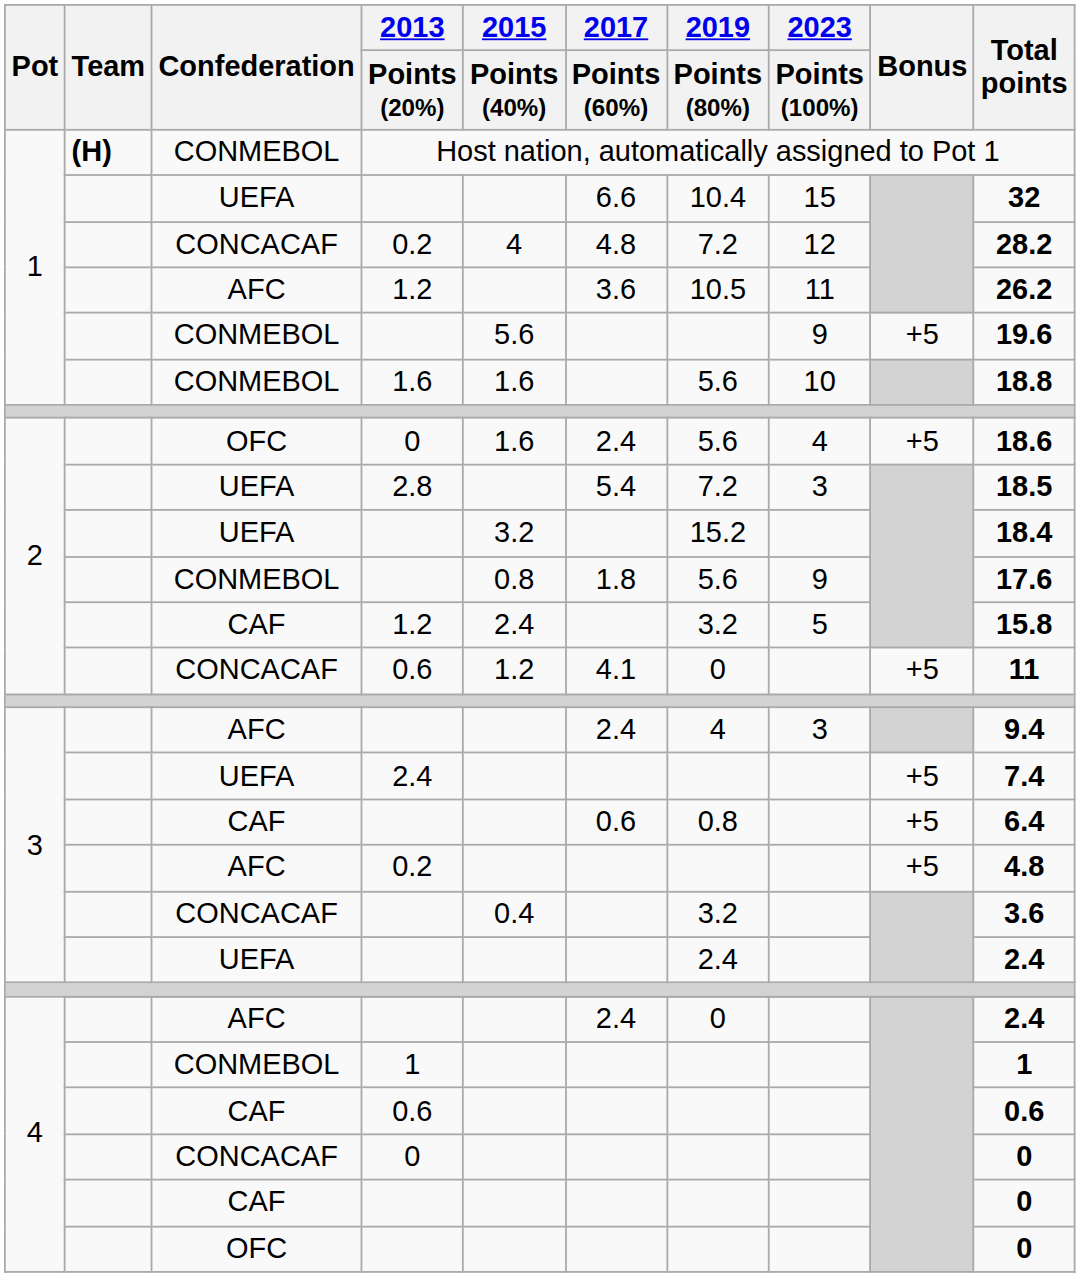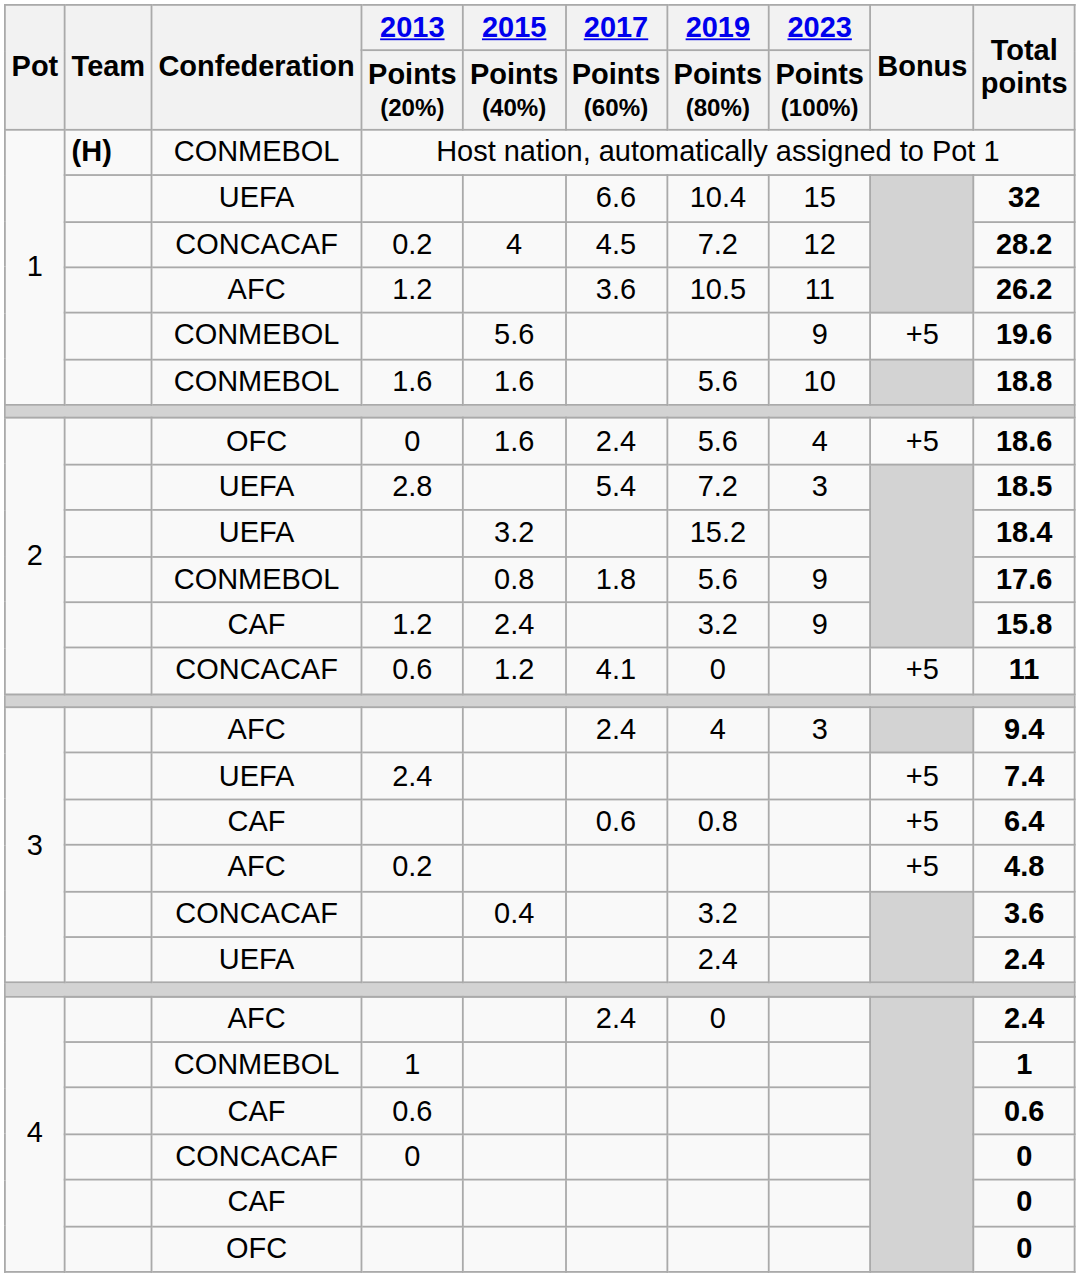(616, 243) 4.8 -> (616, 243) 4.5
(820, 624) 5 -> (820, 624) 9
